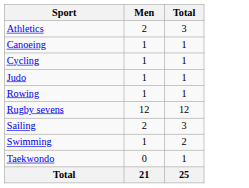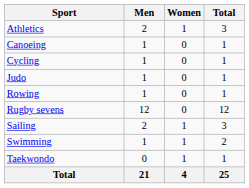+ column: (184, 12)
